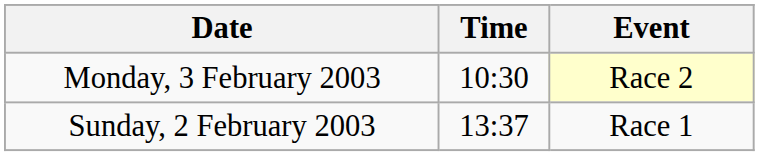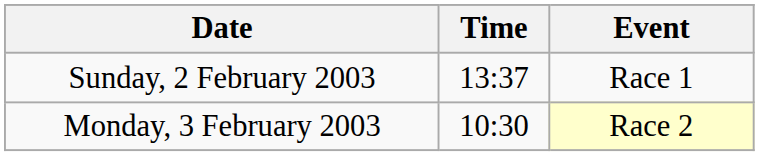rows swapped: (222, 125) <-> (222, 77)
